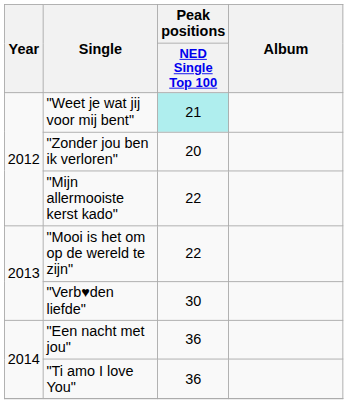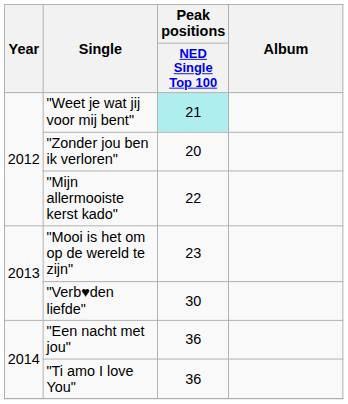(193, 253) 22 -> (193, 253) 23
